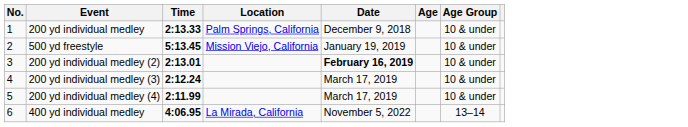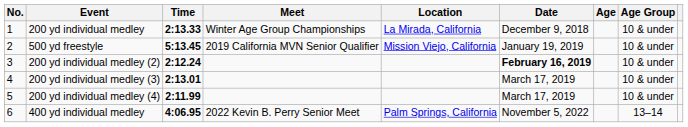+ column: (292, 12)
(262, 29) Palm Springs, California -> (432, 29) La Mirada, California
(183, 63) 2:13.01 -> (183, 63) 2:12.24
(183, 79) 2:12.24 -> (183, 79) 2:13.01
(254, 113) La Mirada, California -> (440, 113) Palm Springs, California
